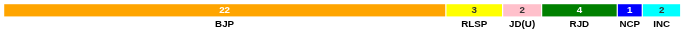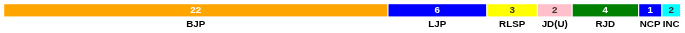+ column: (437, 10)
